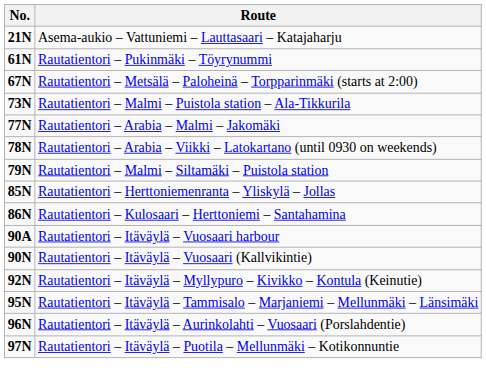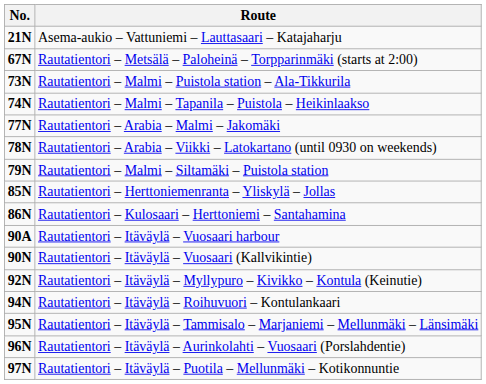- row: (155, 59)
+ row: (204, 103)
+ row: (189, 302)
